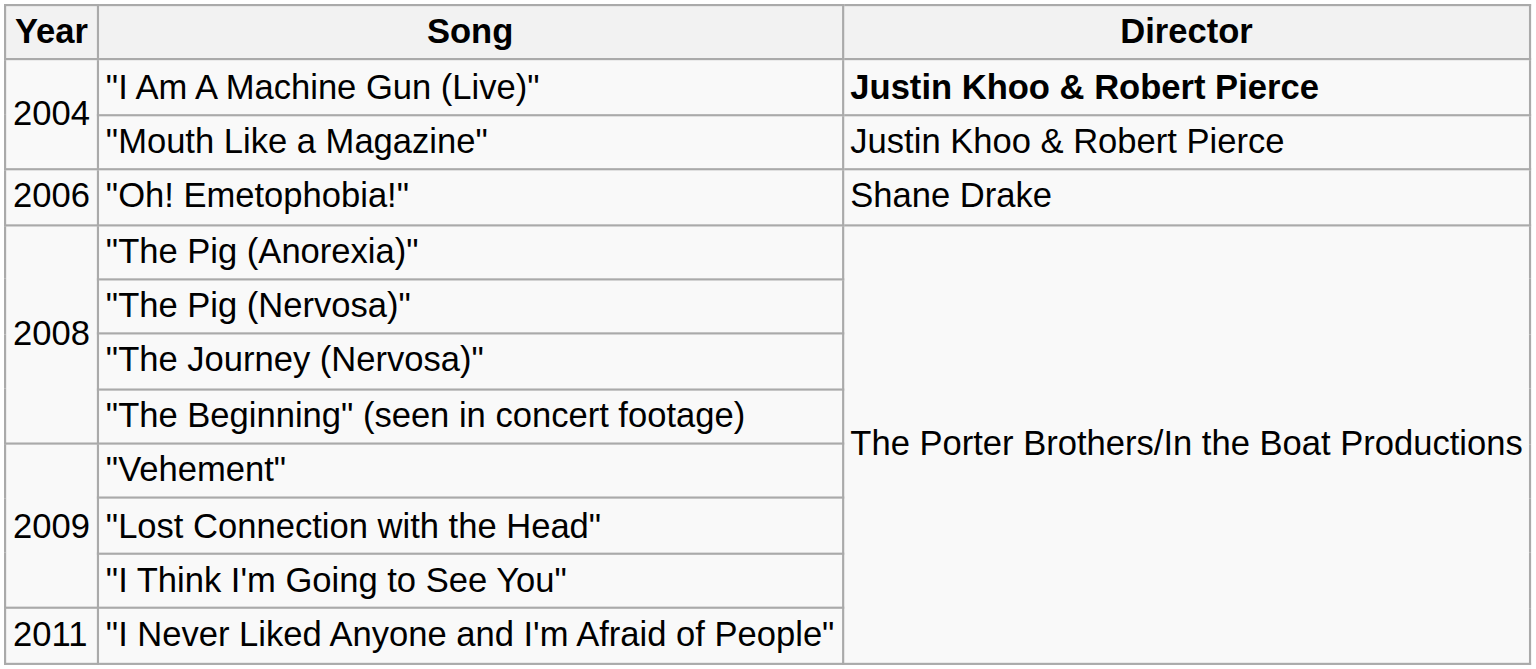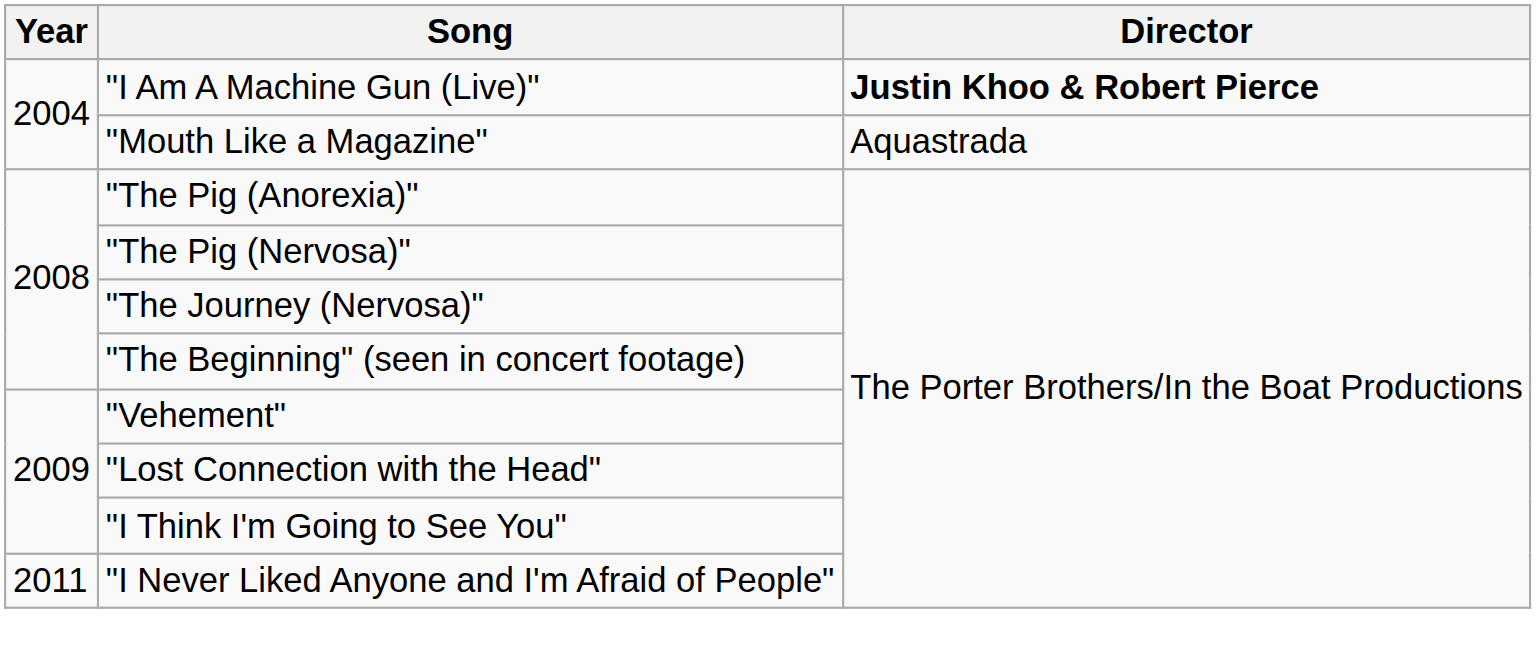(1067, 141) Justin Khoo & Robert Pierce -> (939, 141) Aquastrada
- row: (257, 196)
